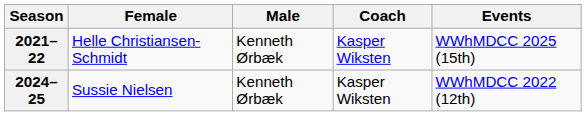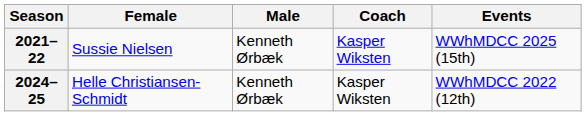(136, 49) Helle Christiansen-Schmidt -> (122, 49) Sussie Nielsen
(122, 90) Sussie Nielsen -> (136, 90) Helle Christiansen-Schmidt
